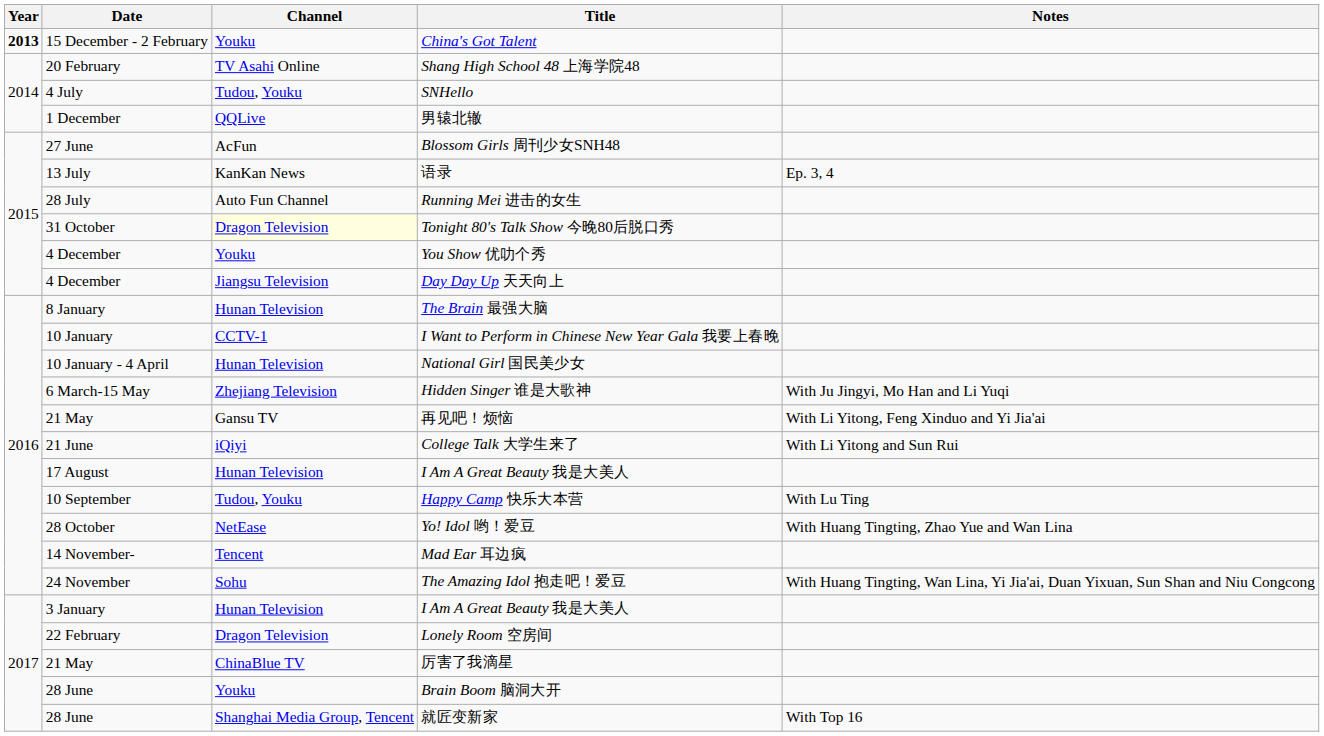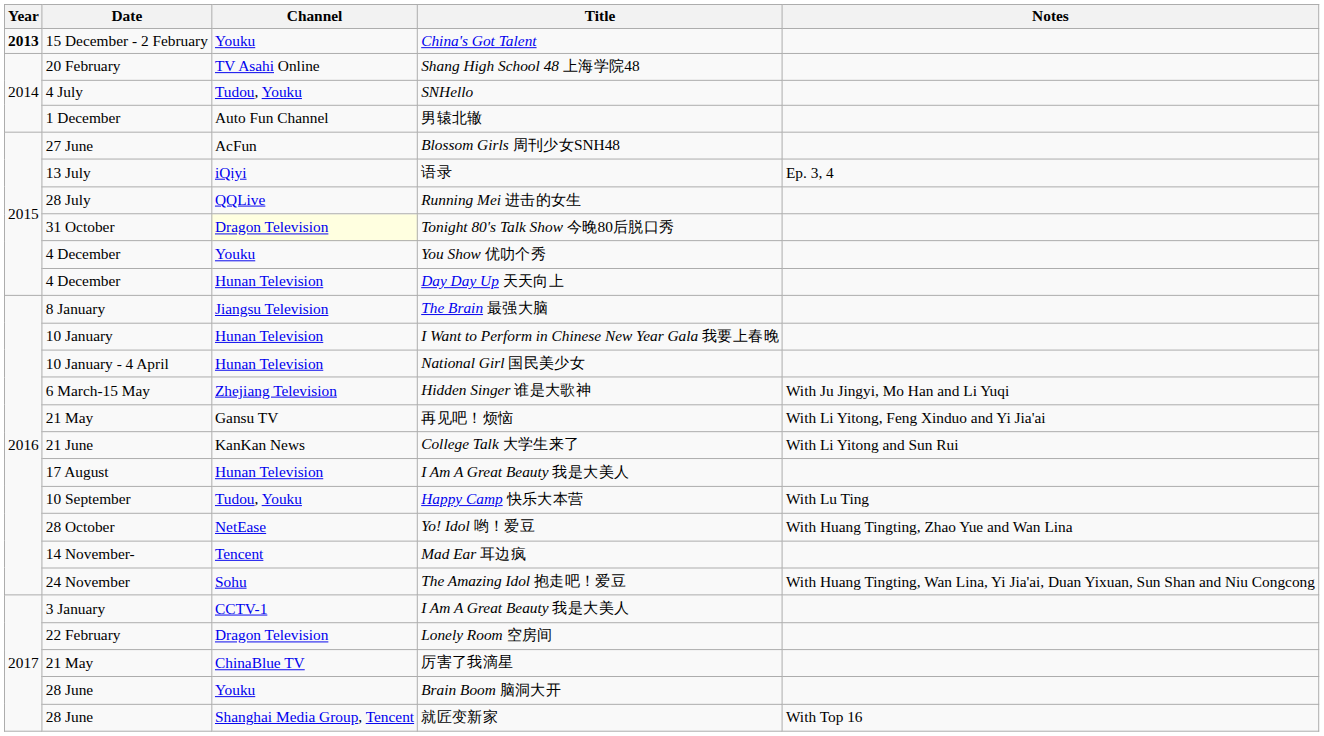(240, 118) QQLive -> (272, 118) Auto Fun Channel
(260, 172) KanKan News -> (231, 172) iQiyi
(272, 200) Auto Fun Channel -> (240, 200) QQLive
(272, 281) Jiangsu Television -> (269, 281) Hunan Television
(269, 309) Hunan Television -> (272, 309) Jiangsu Television
(241, 336) CCTV-1 -> (269, 336) Hunan Television
(231, 445) iQiyi -> (260, 445) KanKan News
(269, 608) Hunan Television -> (241, 608) CCTV-1
